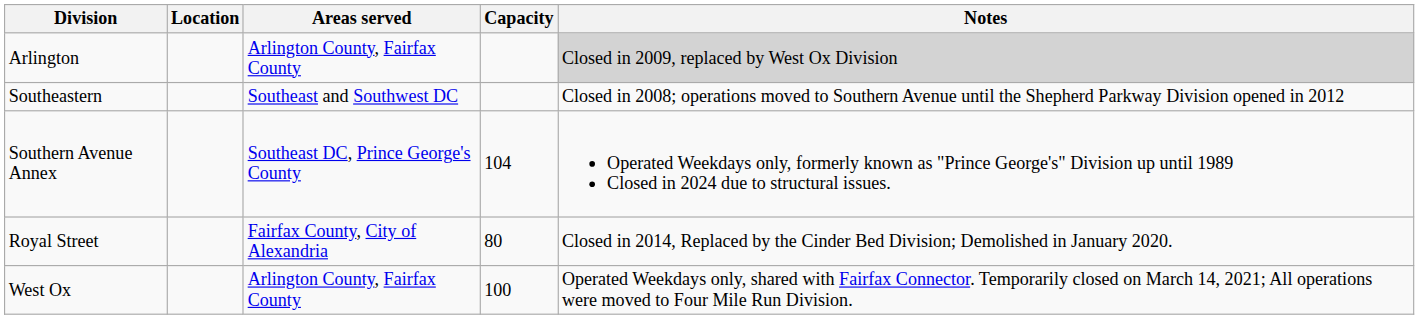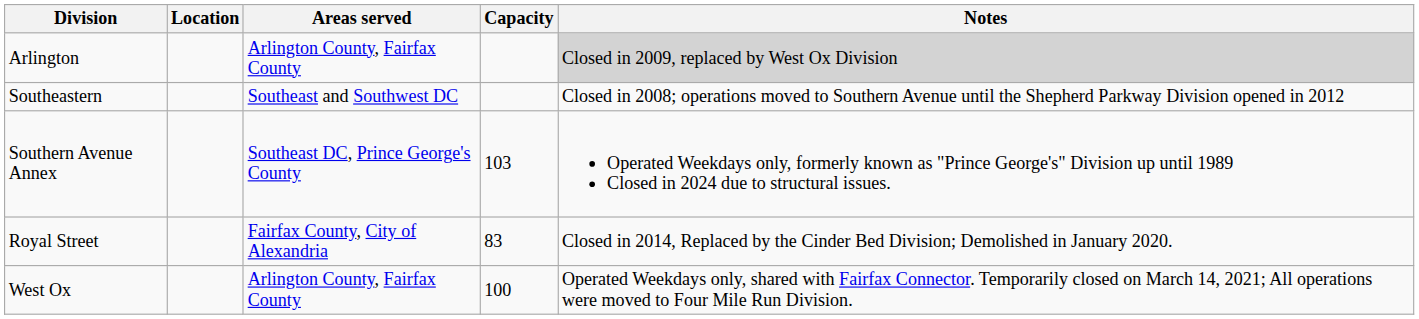(498, 163) 104 -> (498, 163) 103
(493, 240) 80 -> (493, 240) 83
